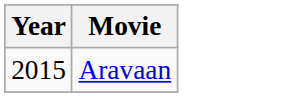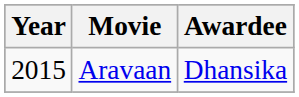+ column: (235, 26)
